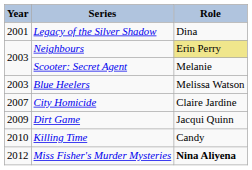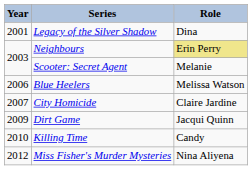(18, 85) 2003 -> (18, 85) 2006
(206, 156) bold -> (205, 156) normal
